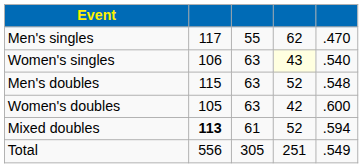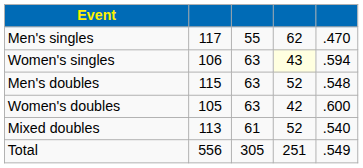(337, 60) .540 -> (337, 60) .594
(210, 128) bold -> (210, 128) normal
(337, 128) .594 -> (337, 128) .540
